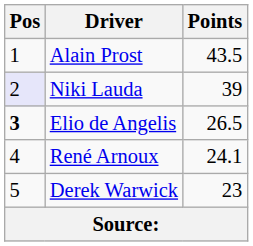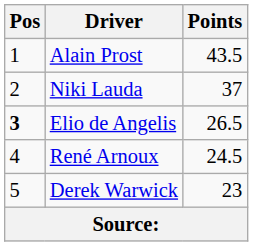(15, 89) lavender background -> (15, 89) no background
(232, 89) 39 -> (232, 89) 37
(224, 156) 24.1 -> (224, 156) 24.5
